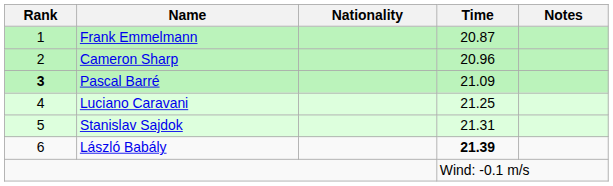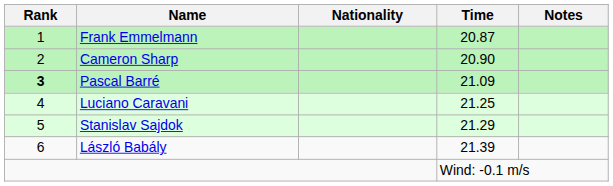(478, 59) 20.96 -> (478, 59) 20.90
(478, 125) 21.31 -> (478, 125) 21.29
(478, 147) bold -> (478, 147) normal
